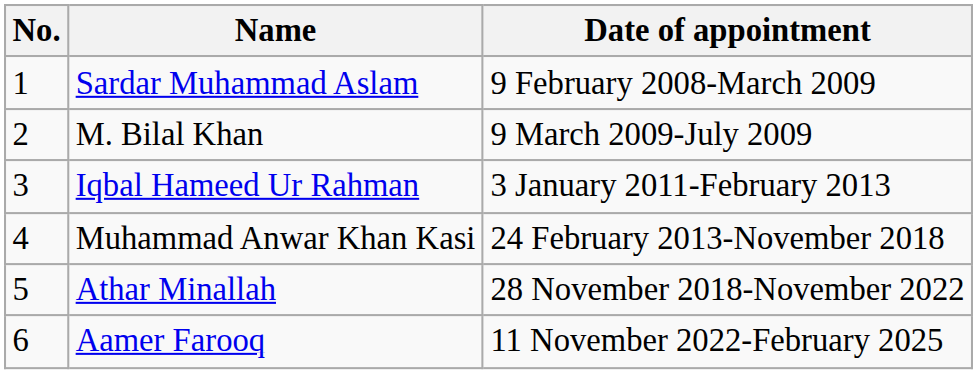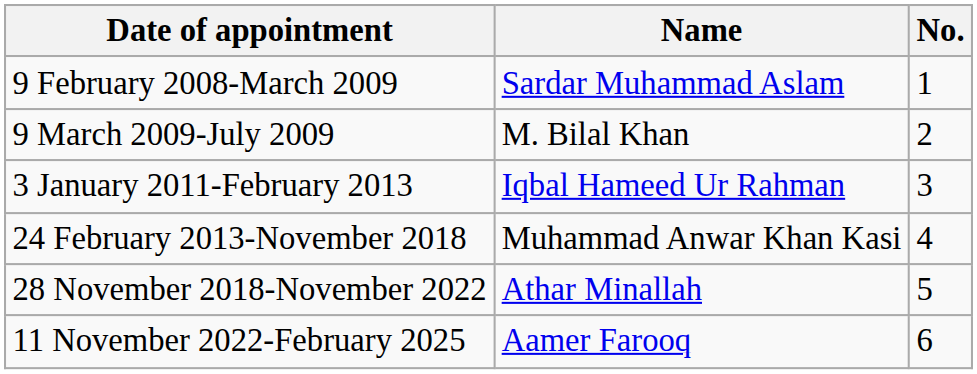columns swapped: (37, 30) <-> (727, 30)
